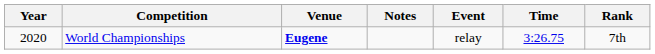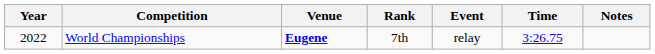columns swapped: (617, 15) <-> (400, 15)
(33, 38) 2020 -> (33, 38) 2022
